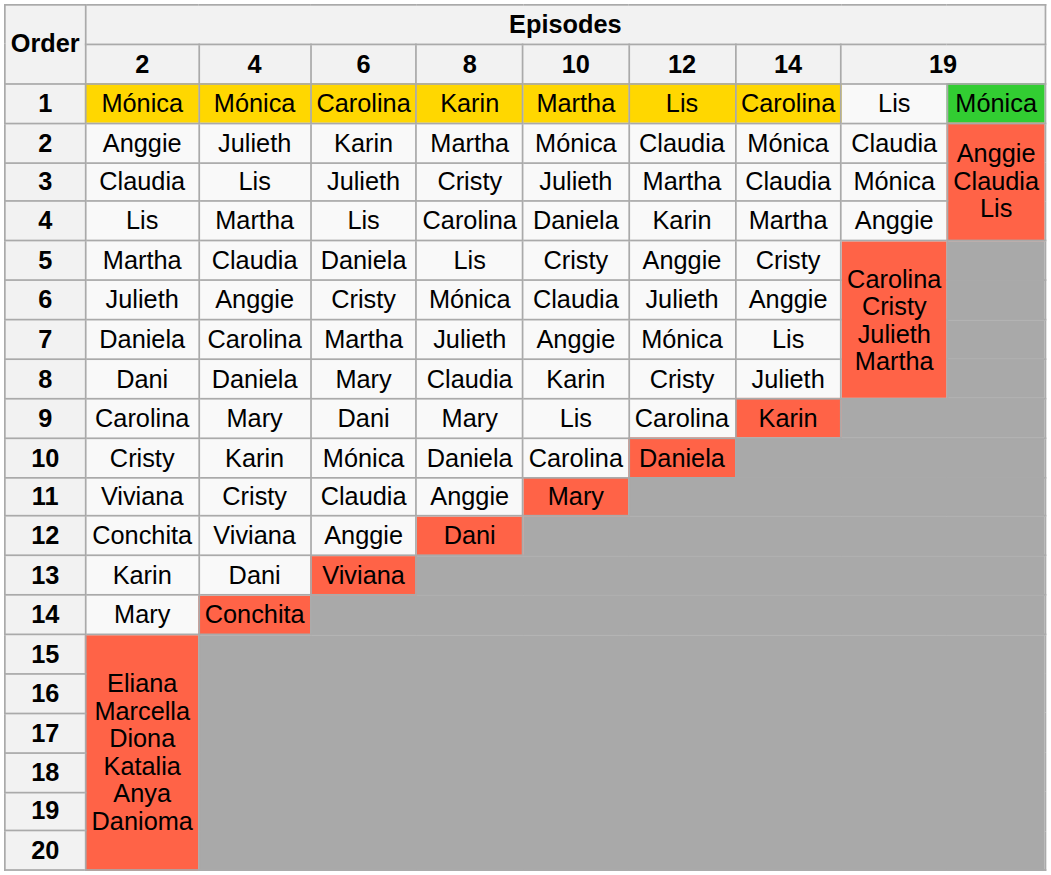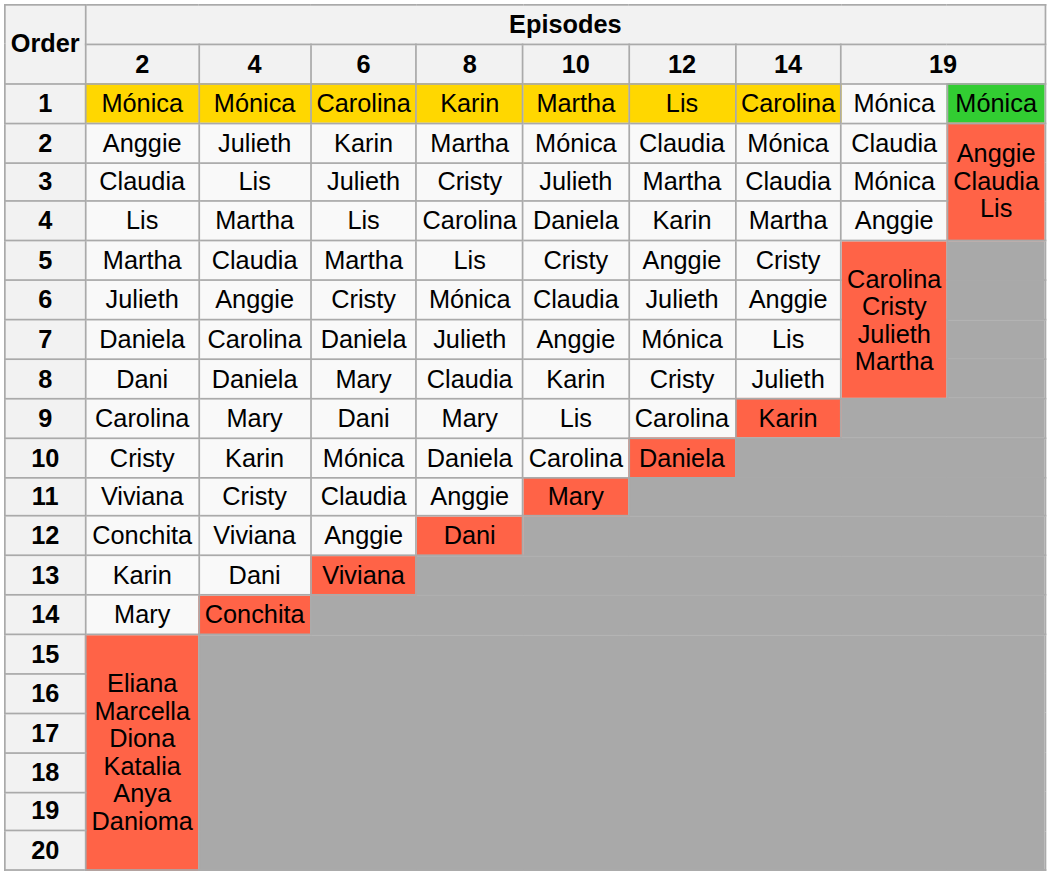(894, 103) Lis -> (894, 103) Mónica
(364, 260) Daniela -> (364, 260) Martha
(364, 339) Martha -> (364, 339) Daniela
